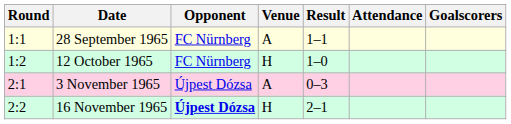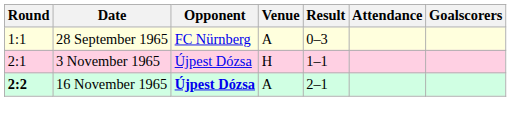(317, 38) 1–1 -> (317, 38) 0–3
- row: (104, 61)
(267, 84) A -> (267, 61) H
(317, 84) 0–3 -> (317, 61) 1–1
(17, 107) normal -> (17, 84) bold
(267, 107) H -> (267, 84) A
